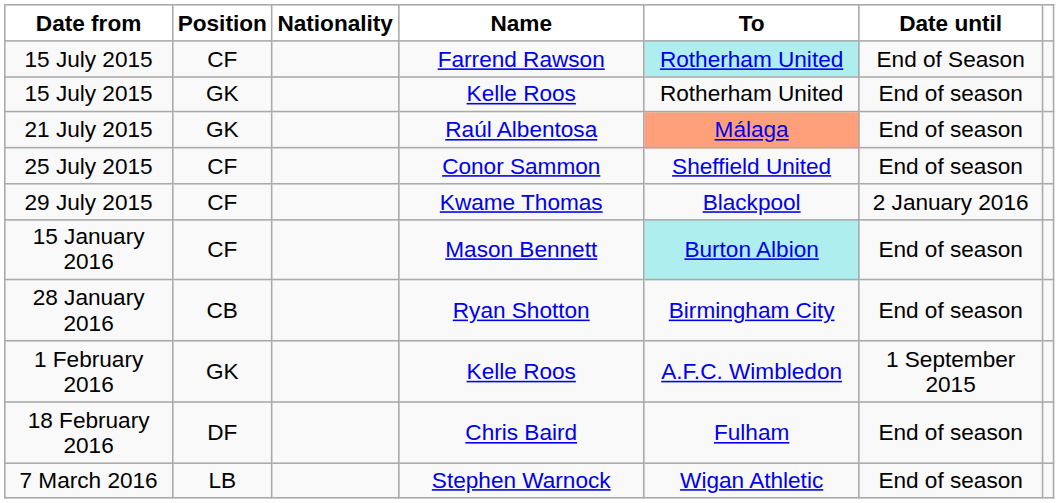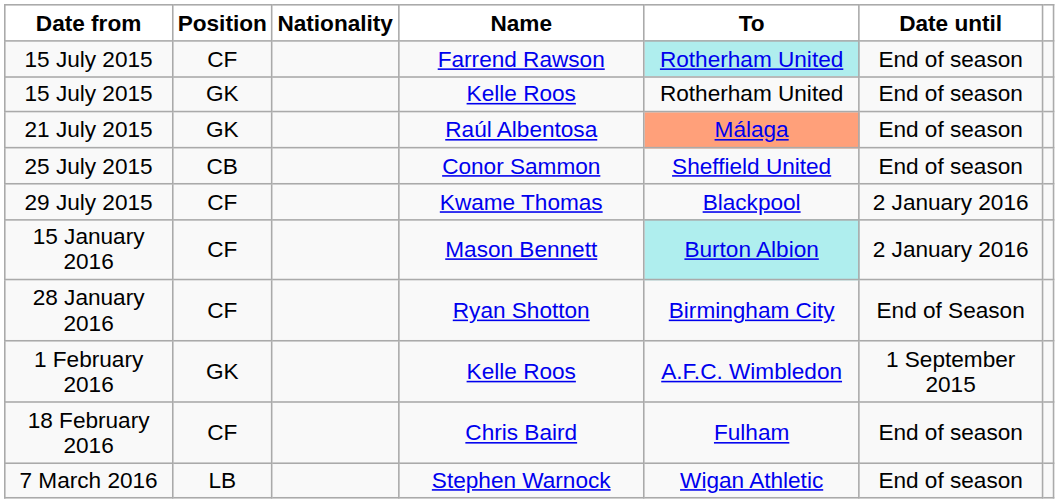(951, 59) End of Season -> (951, 59) End of season
(222, 166) CF -> (222, 166) CB
(951, 250) End of season -> (951, 250) 2 January 2016
(222, 311) CB -> (222, 311) CF
(951, 311) End of season -> (951, 311) End of Season
(222, 432) DF -> (222, 432) CF
